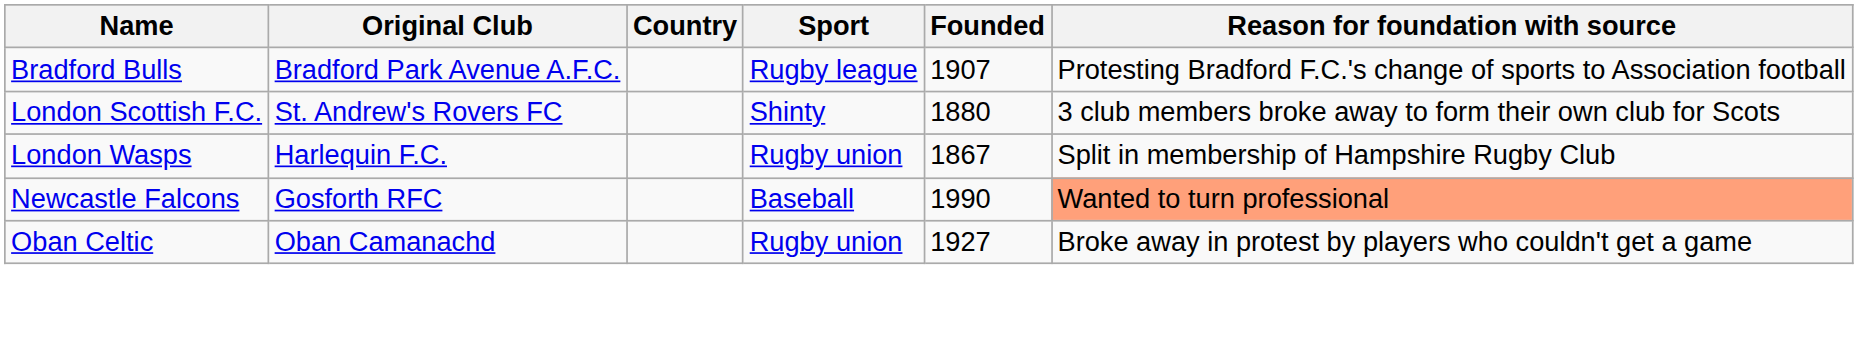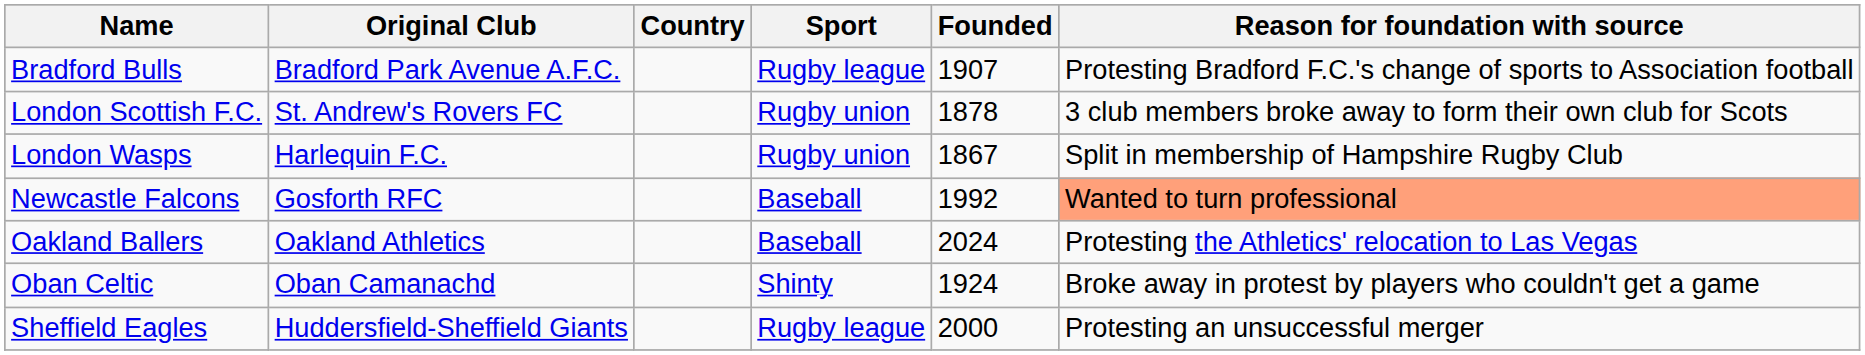(788, 112) Shinty -> (834, 112) Rugby union
(960, 112) 1880 -> (968, 112) 1878
(960, 198) 1990 -> (968, 198) 1992
+ row: (107, 241)
(826, 241) Rugby union -> (795, 284) Shinty
(960, 241) 1927 -> (968, 284) 1924
+ row: (109, 328)
